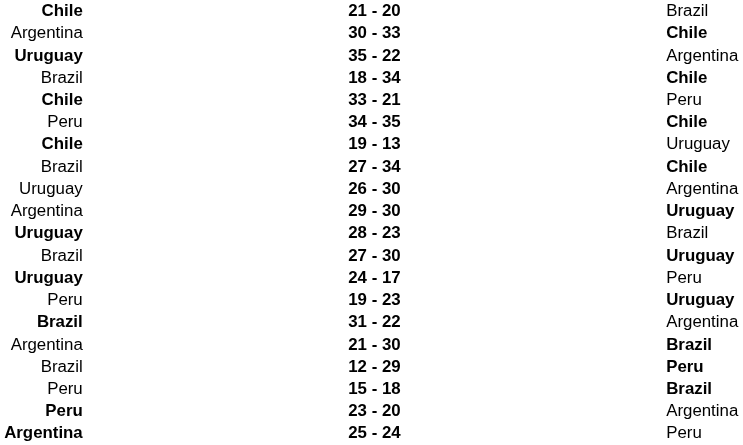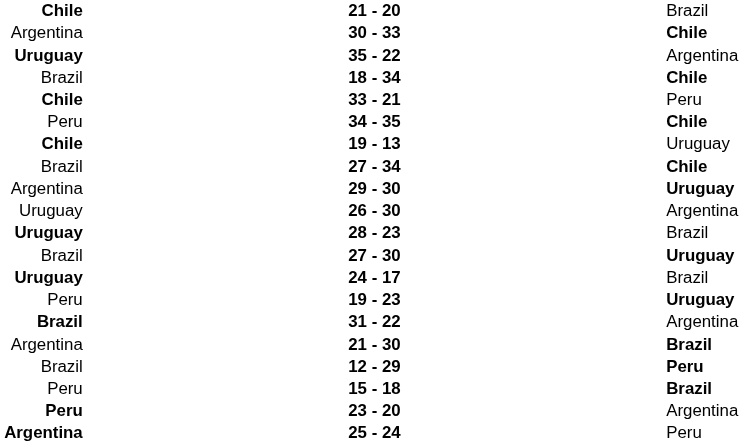rows swapped: (374, 188) <-> (374, 210)
(684, 277) Peru -> (687, 277) Brazil
